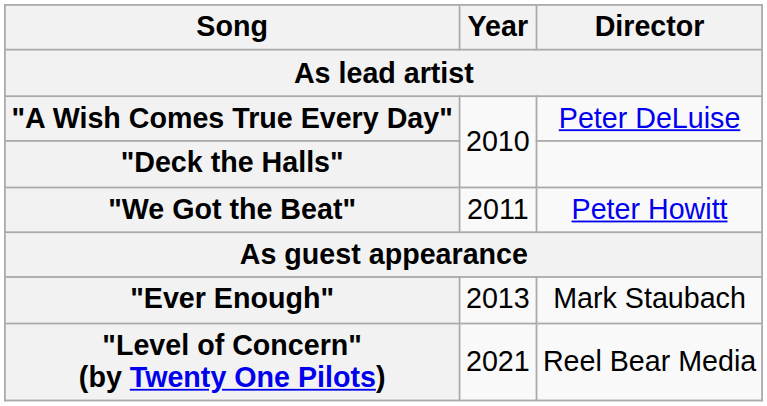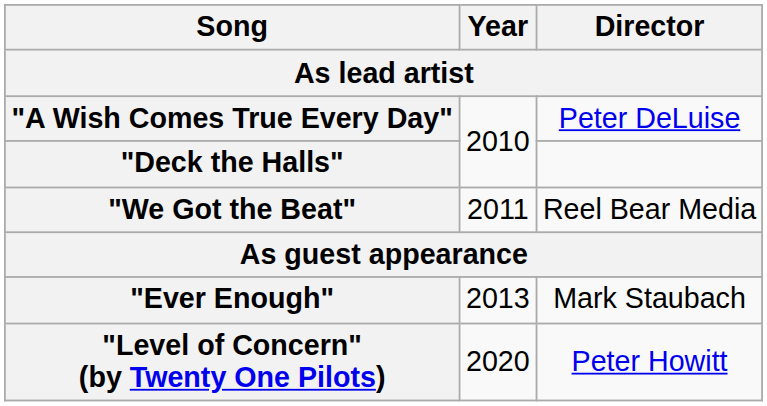(650, 208) Peter Howitt -> (650, 208) Reel Bear Media
(498, 361) 2021 -> (498, 361) 2020
(650, 361) Reel Bear Media -> (650, 361) Peter Howitt
